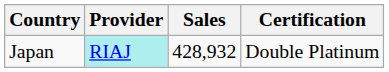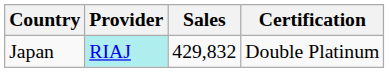(204, 51) 428,932 -> (204, 51) 429,832
